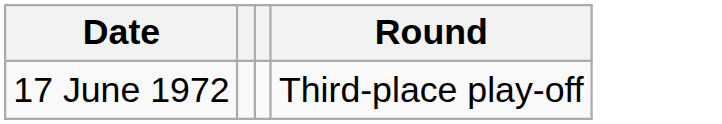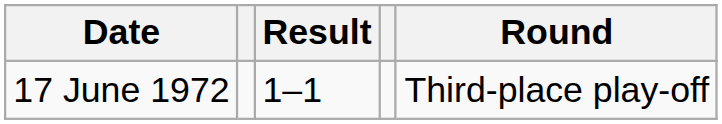+ column: (317, 32)
